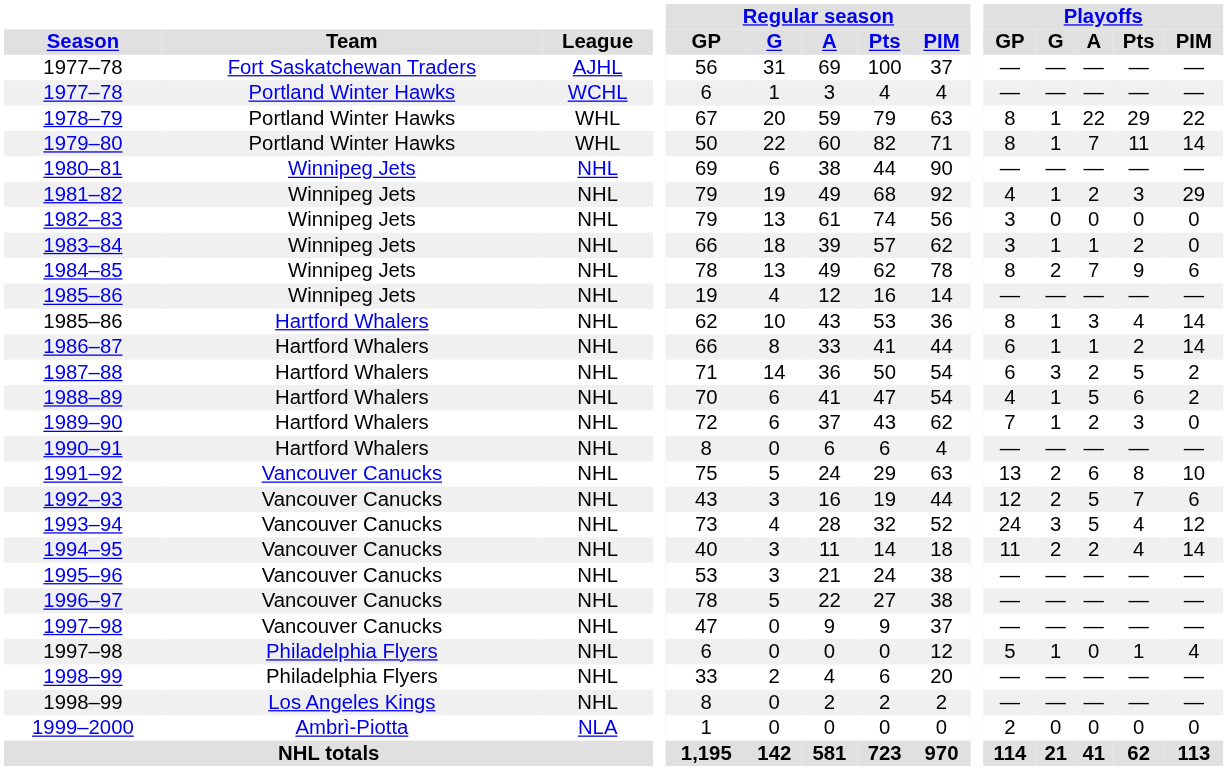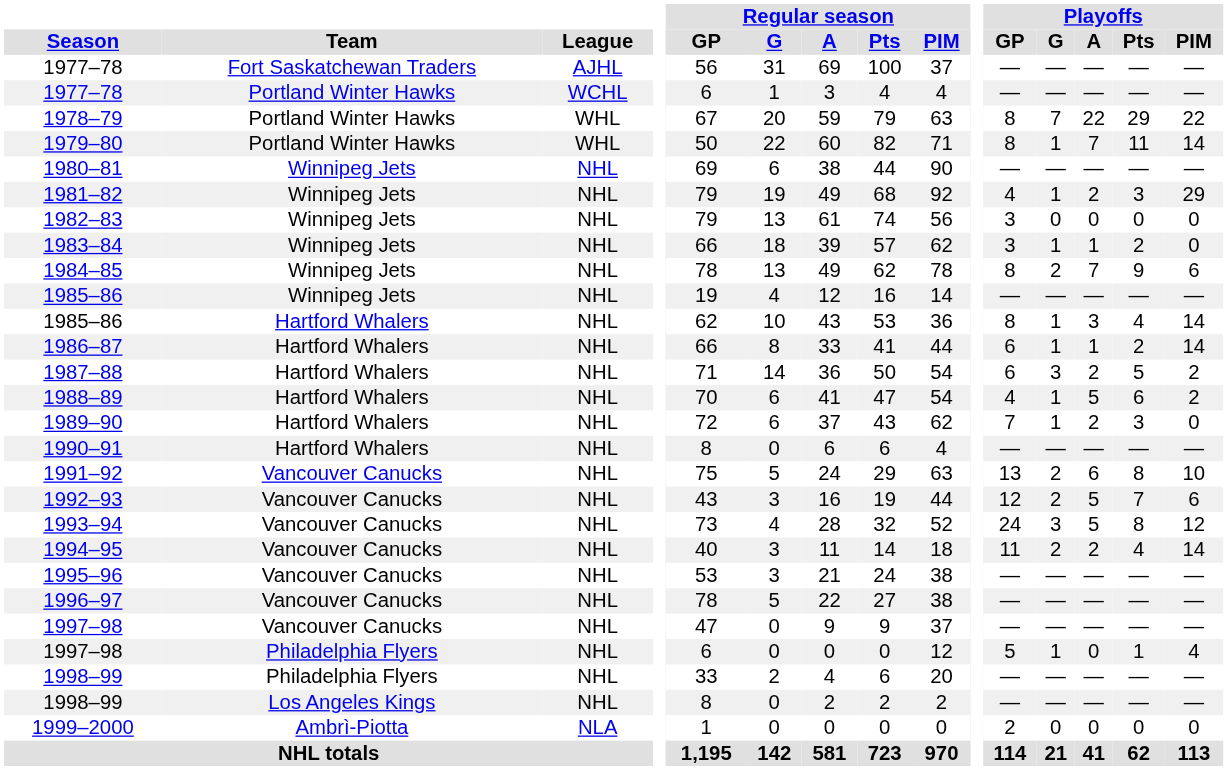(1056, 118) 1 -> (1056, 118) 7
(1139, 524) 4 -> (1139, 524) 8
